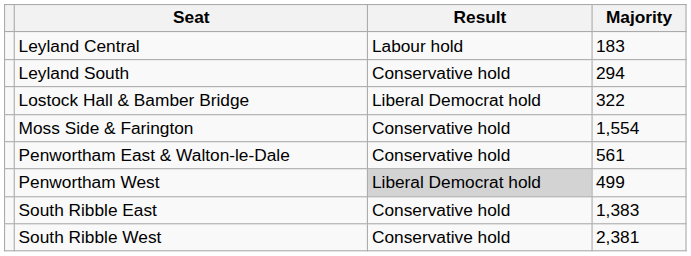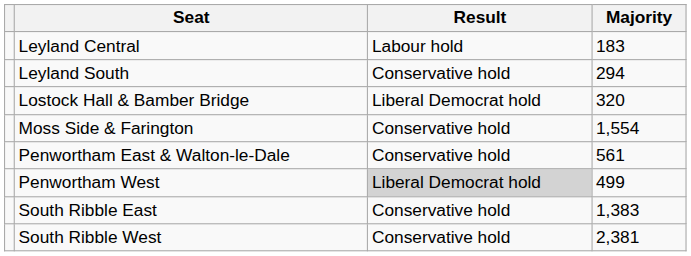(610, 100) 322 -> (610, 100) 320
